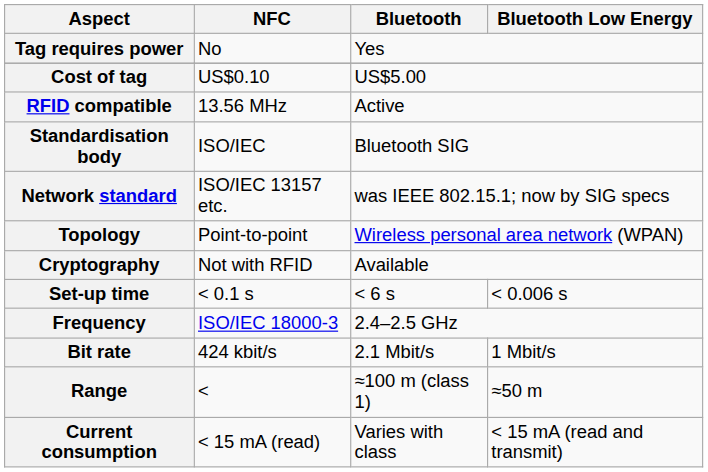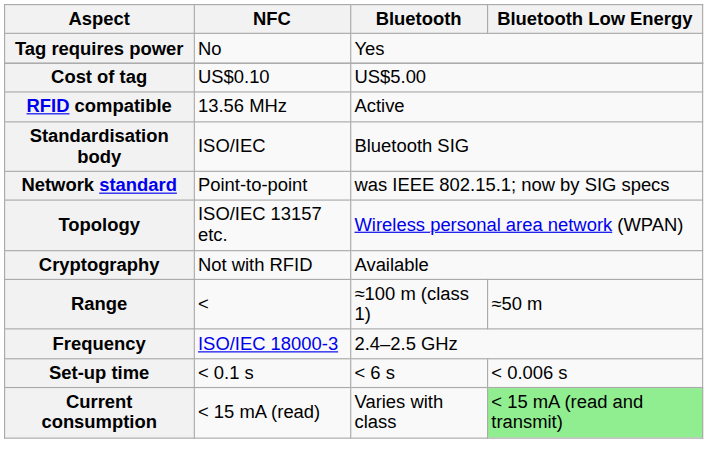(260, 196) ISO/IEC 13157 etc. -> (253, 185) Point-to-point
(253, 235) Point-to-point -> (260, 225) ISO/IEC 13157 etc.
rows swapped: (99, 391) <-> (99, 293)
- row: (99, 352)
(567, 441) no background -> (567, 412) lightgreen background
